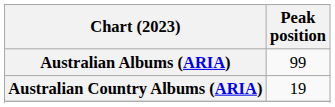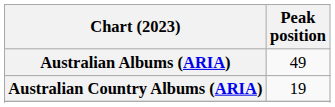(298, 62) 99 -> (298, 62) 49
